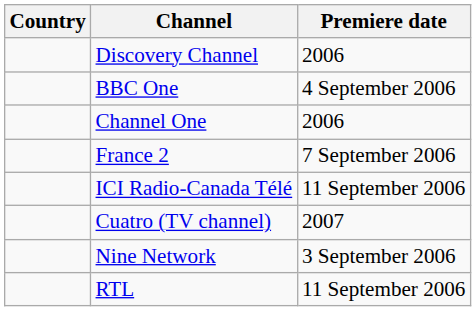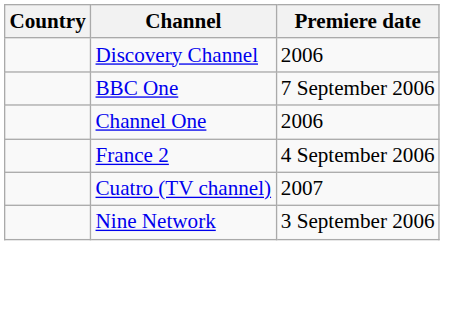(379, 88) 4 September 2006 -> (358, 88) 7 September 2006
(379, 155) 7 September 2006 -> (358, 155) 4 September 2006
- row: (194, 188)
- row: (115, 289)
